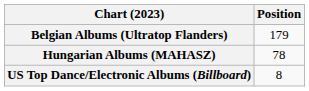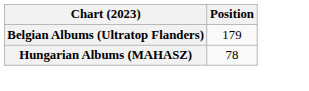- row: (129, 75)
